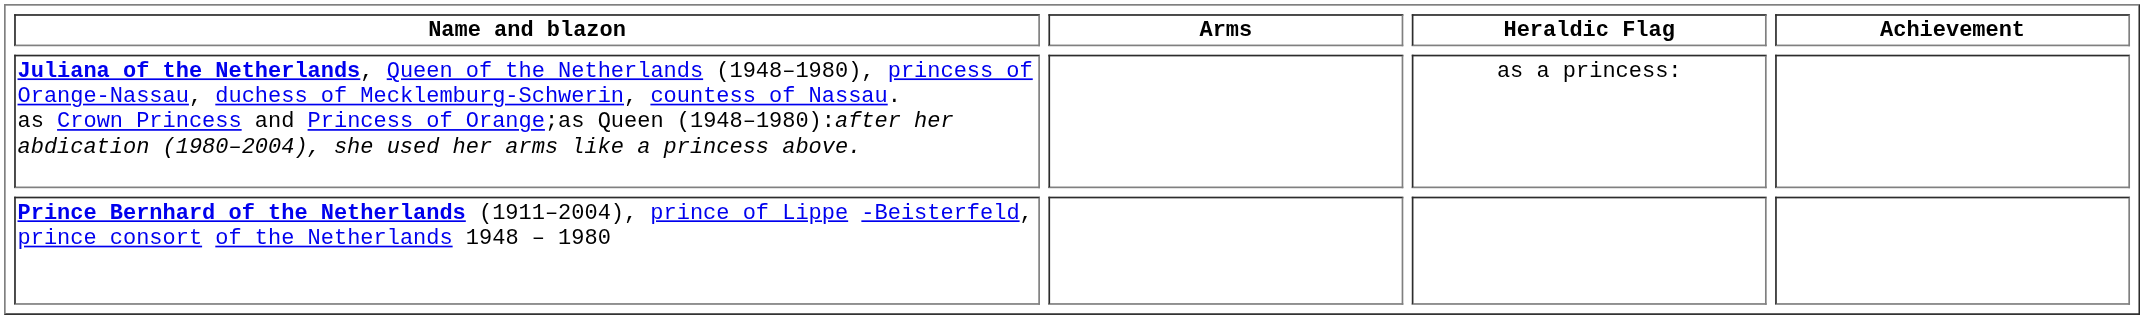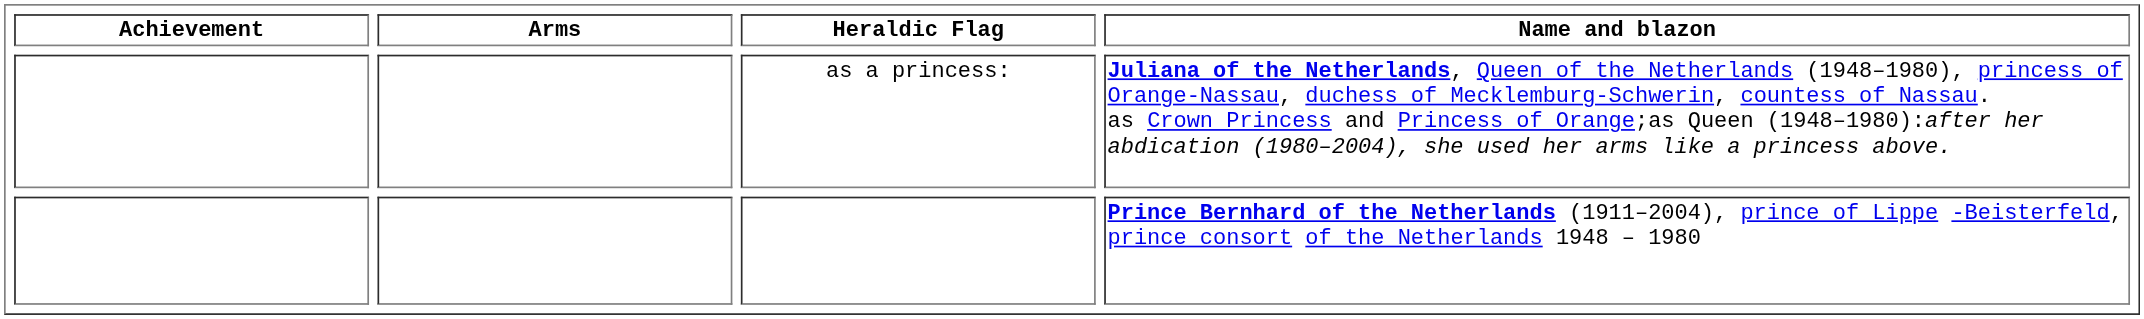columns swapped: (1953, 30) <-> (527, 30)
